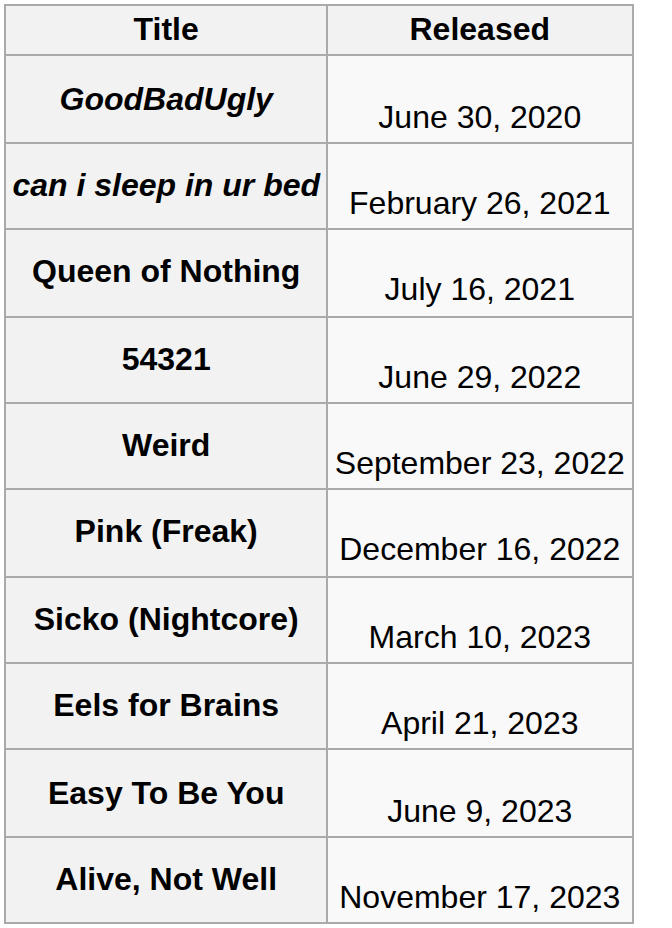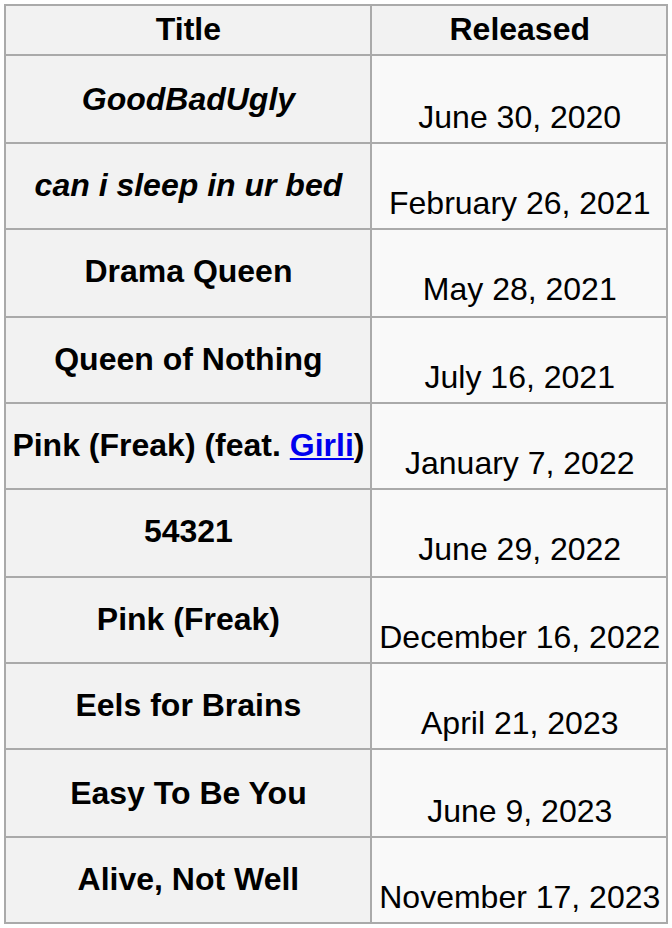+ row: (188, 272)
+ row: (188, 445)
- row: (166, 445)
- row: (166, 619)
